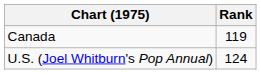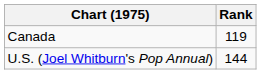(236, 58) 124 -> (236, 58) 144
